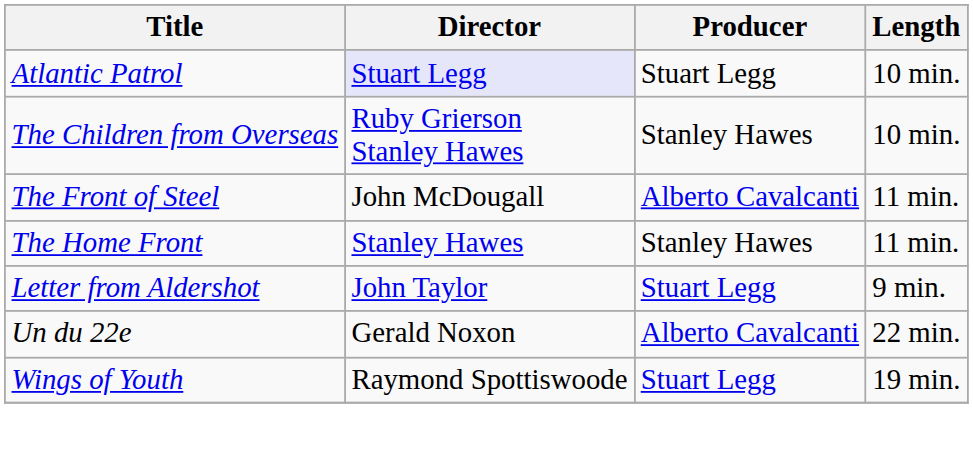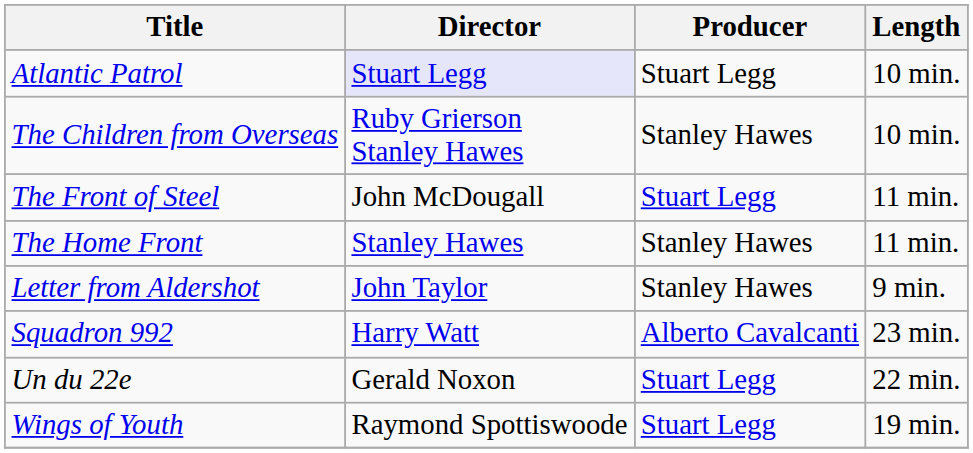(750, 196) Alberto Cavalcanti -> (708, 196) Stuart Legg
(708, 288) Stuart Legg -> (727, 288) Stanley Hawes
+ row: (92, 333)
(750, 333) Alberto Cavalcanti -> (708, 379) Stuart Legg
